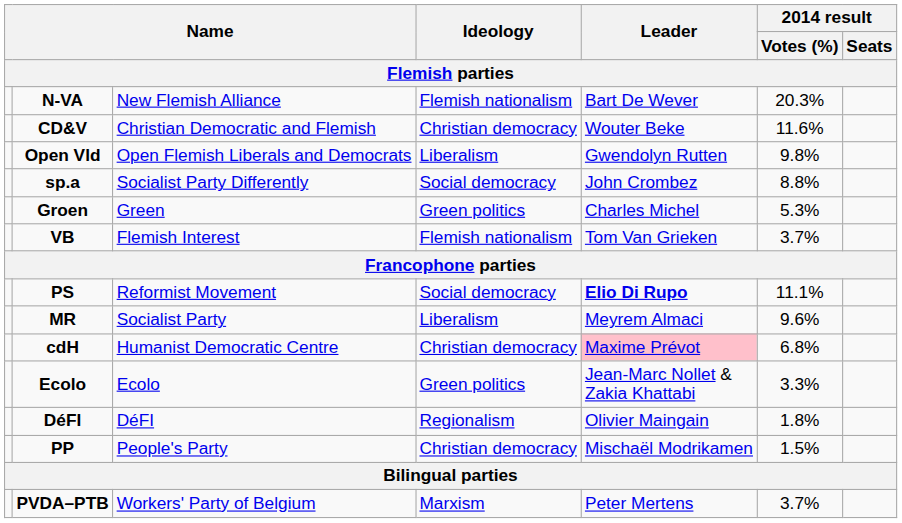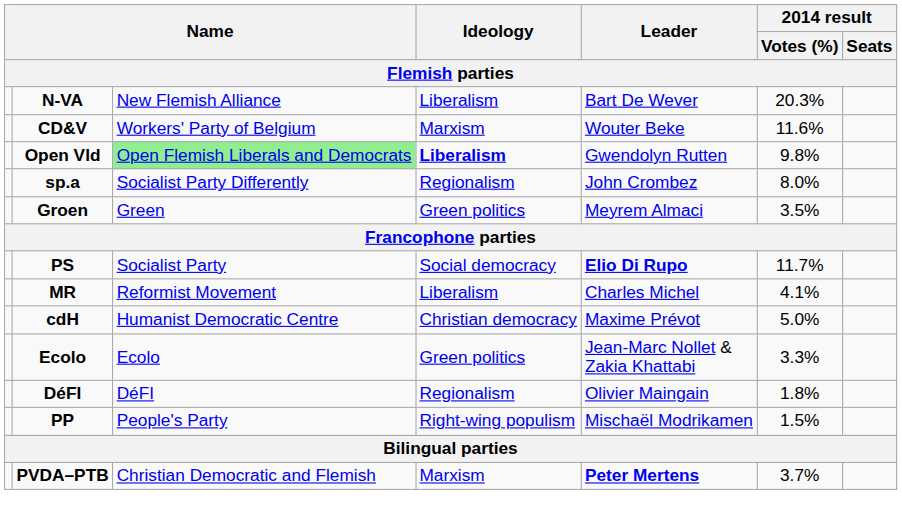(496, 100) Flemish nationalism -> (459, 100) Liberalism
(246, 127) Christian Democratic and Flemish -> (216, 127) Workers' Party of Belgium
(498, 127) Christian democracy -> (452, 127) Marxism
(264, 155) no background -> (264, 155) lightgreen background
(459, 155) normal -> (463, 155) bold
(488, 182) Social democracy -> (467, 182) Regionalism
(800, 182) 8.8% -> (800, 182) 8.0%
(642, 210) Charles Michel -> (644, 210) Meyrem Almaci
(800, 210) 5.3% -> (800, 210) 3.5%
- row: (63, 237)
(196, 292) Reformist Movement -> (171, 264) Socialist Party
(800, 292) 11.1% -> (800, 264) 11.7%
(171, 319) Socialist Party -> (196, 292) Reformist Movement
(644, 319) Meyrem Almaci -> (642, 292) Charles Michel
(800, 319) 9.6% -> (800, 292) 4.1%
(643, 347) pink background -> (643, 319) no background
(800, 347) 6.8% -> (800, 319) 5.0%
(498, 448) Christian democracy -> (497, 421) Right-wing populism
(216, 503) Workers' Party of Belgium -> (246, 476) Christian Democratic and Flemish
(639, 503) normal -> (642, 476) bold
